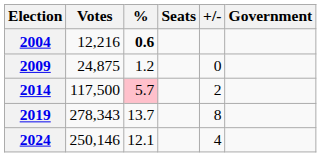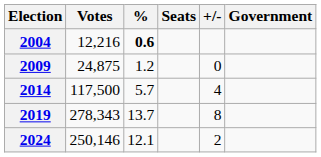(145, 90) pink background -> (145, 90) no background
(218, 90) 2 -> (218, 90) 4
(218, 139) 4 -> (218, 139) 2
